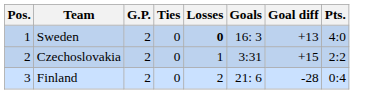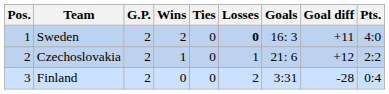+ column: (172, 15)
(308, 36) +13 -> (344, 36) +11
(250, 57) 3:31 -> (284, 57) 21: 6
(308, 57) +15 -> (344, 57) +12
(249, 78) 21: 6 -> (286, 78) 3:31
